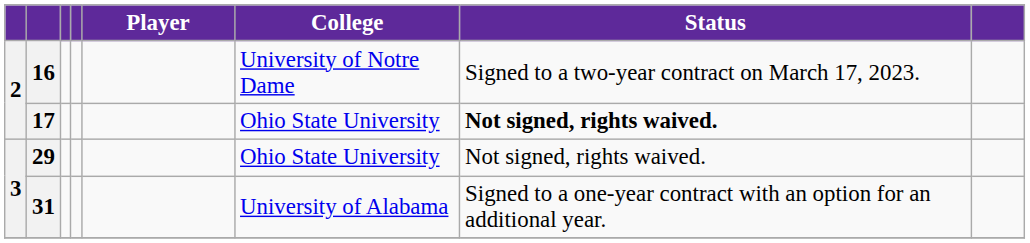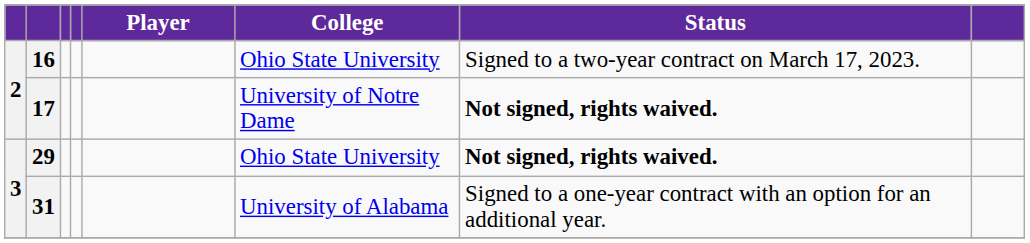(330, 71) University of Notre Dame -> (340, 58) Ohio State University
(340, 120) Ohio State University -> (330, 108) University of Notre Dame
(586, 157) normal -> (591, 157) bold
